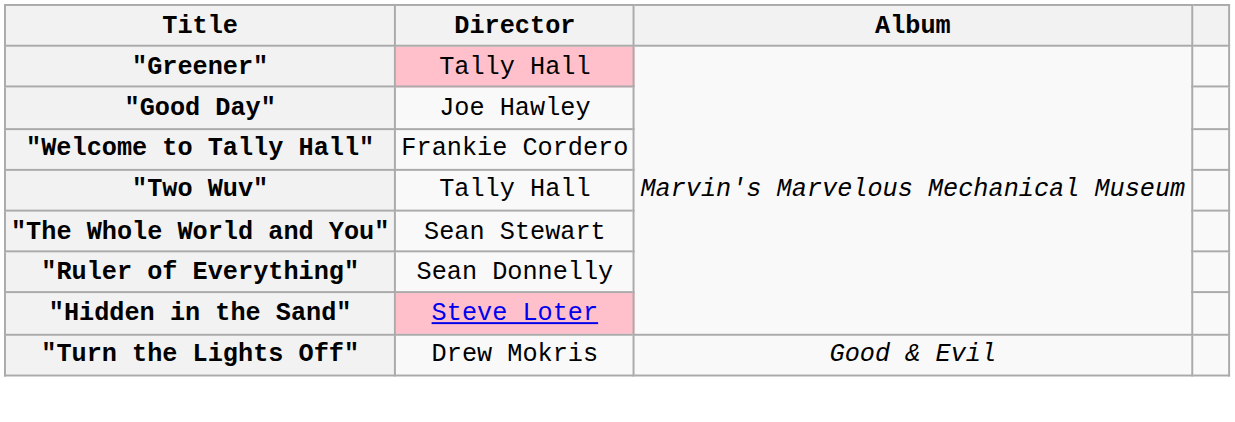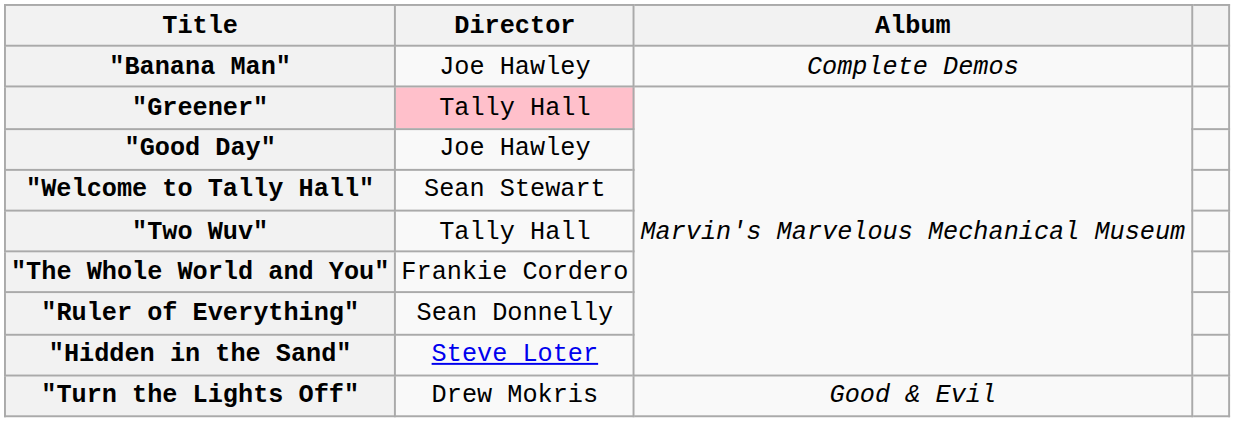+ row: (200, 67)
(515, 149) Frankie Cordero -> (515, 190) Sean Stewart
(515, 231) Sean Stewart -> (515, 272) Frankie Cordero
(515, 313) pink background -> (515, 354) no background
